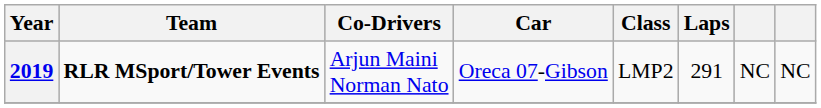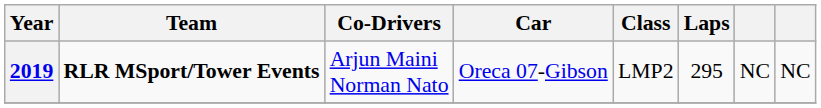(707, 71) 291 -> (707, 71) 295
